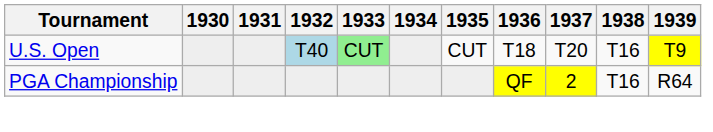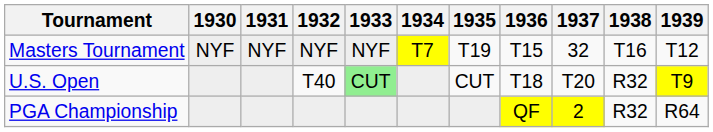+ row: (97, 51)
(312, 51) lightblue background -> (319, 81) no background
(623, 51) T16 -> (630, 81) R32
(623, 81) T16 -> (630, 112) R32
